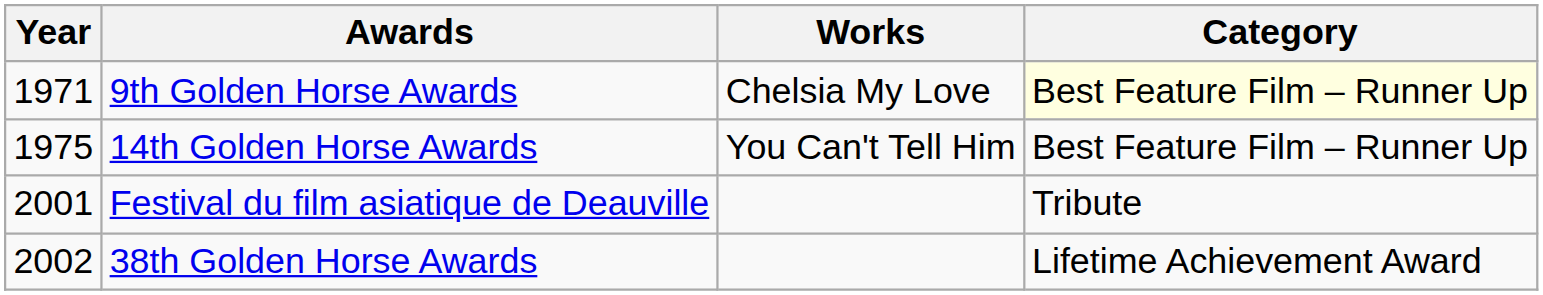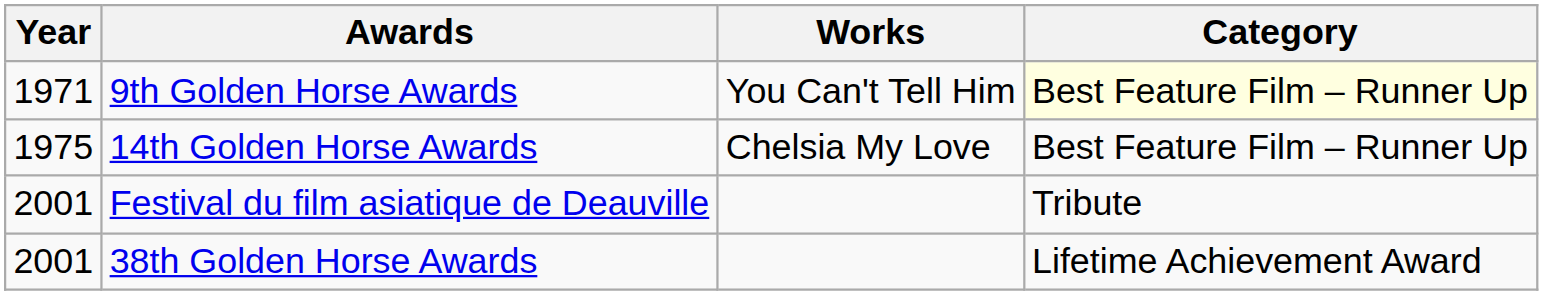(858, 89) Chelsia My Love -> (871, 89) You Can't Tell Him
(871, 146) You Can't Tell Him -> (858, 146) Chelsia My Love
(53, 260) 2002 -> (53, 260) 2001
